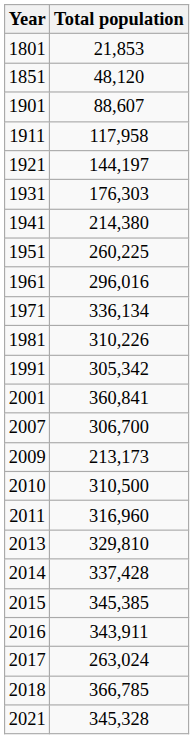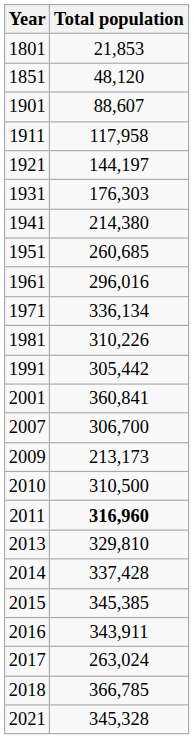(119, 252) 260,225 -> (119, 252) 260,685
(119, 369) 305,342 -> (119, 369) 305,442
(119, 515) normal -> (119, 515) bold
